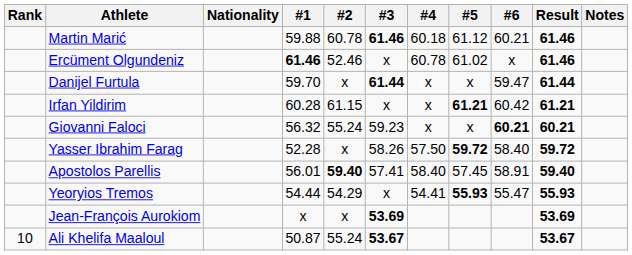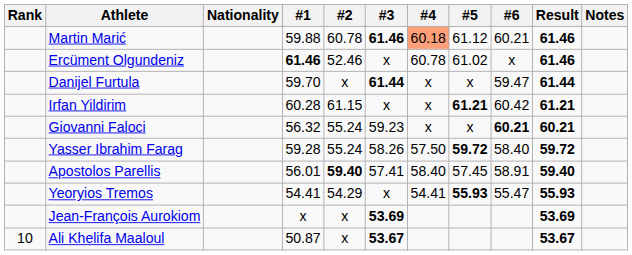(428, 37) no background -> (428, 37) lightsalmon background
(303, 149) 52.28 -> (303, 149) 59.28
(345, 149) x -> (345, 149) 55.24
(303, 194) 54.44 -> (303, 194) 54.41
(345, 238) 55.24 -> (345, 238) x
